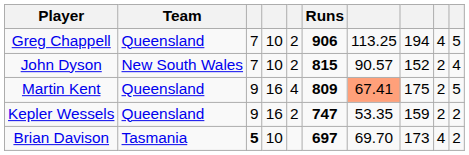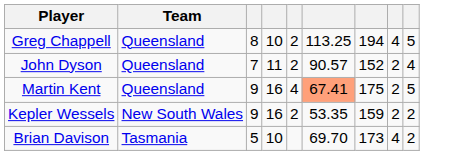- column: (325, 16)
(254, 41) 7 -> (254, 41) 8
(182, 65) New South Wales -> (163, 65) Queensland
(274, 65) 10 -> (274, 65) 11
(163, 114) Queensland -> (182, 114) New South Wales
(254, 138) bold -> (254, 138) normal
